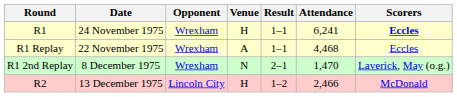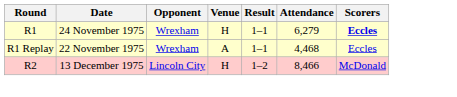(326, 30) 6,241 -> (307, 30) 6,279
- row: (40, 65)
(326, 83) 2,466 -> (307, 65) 8,466
